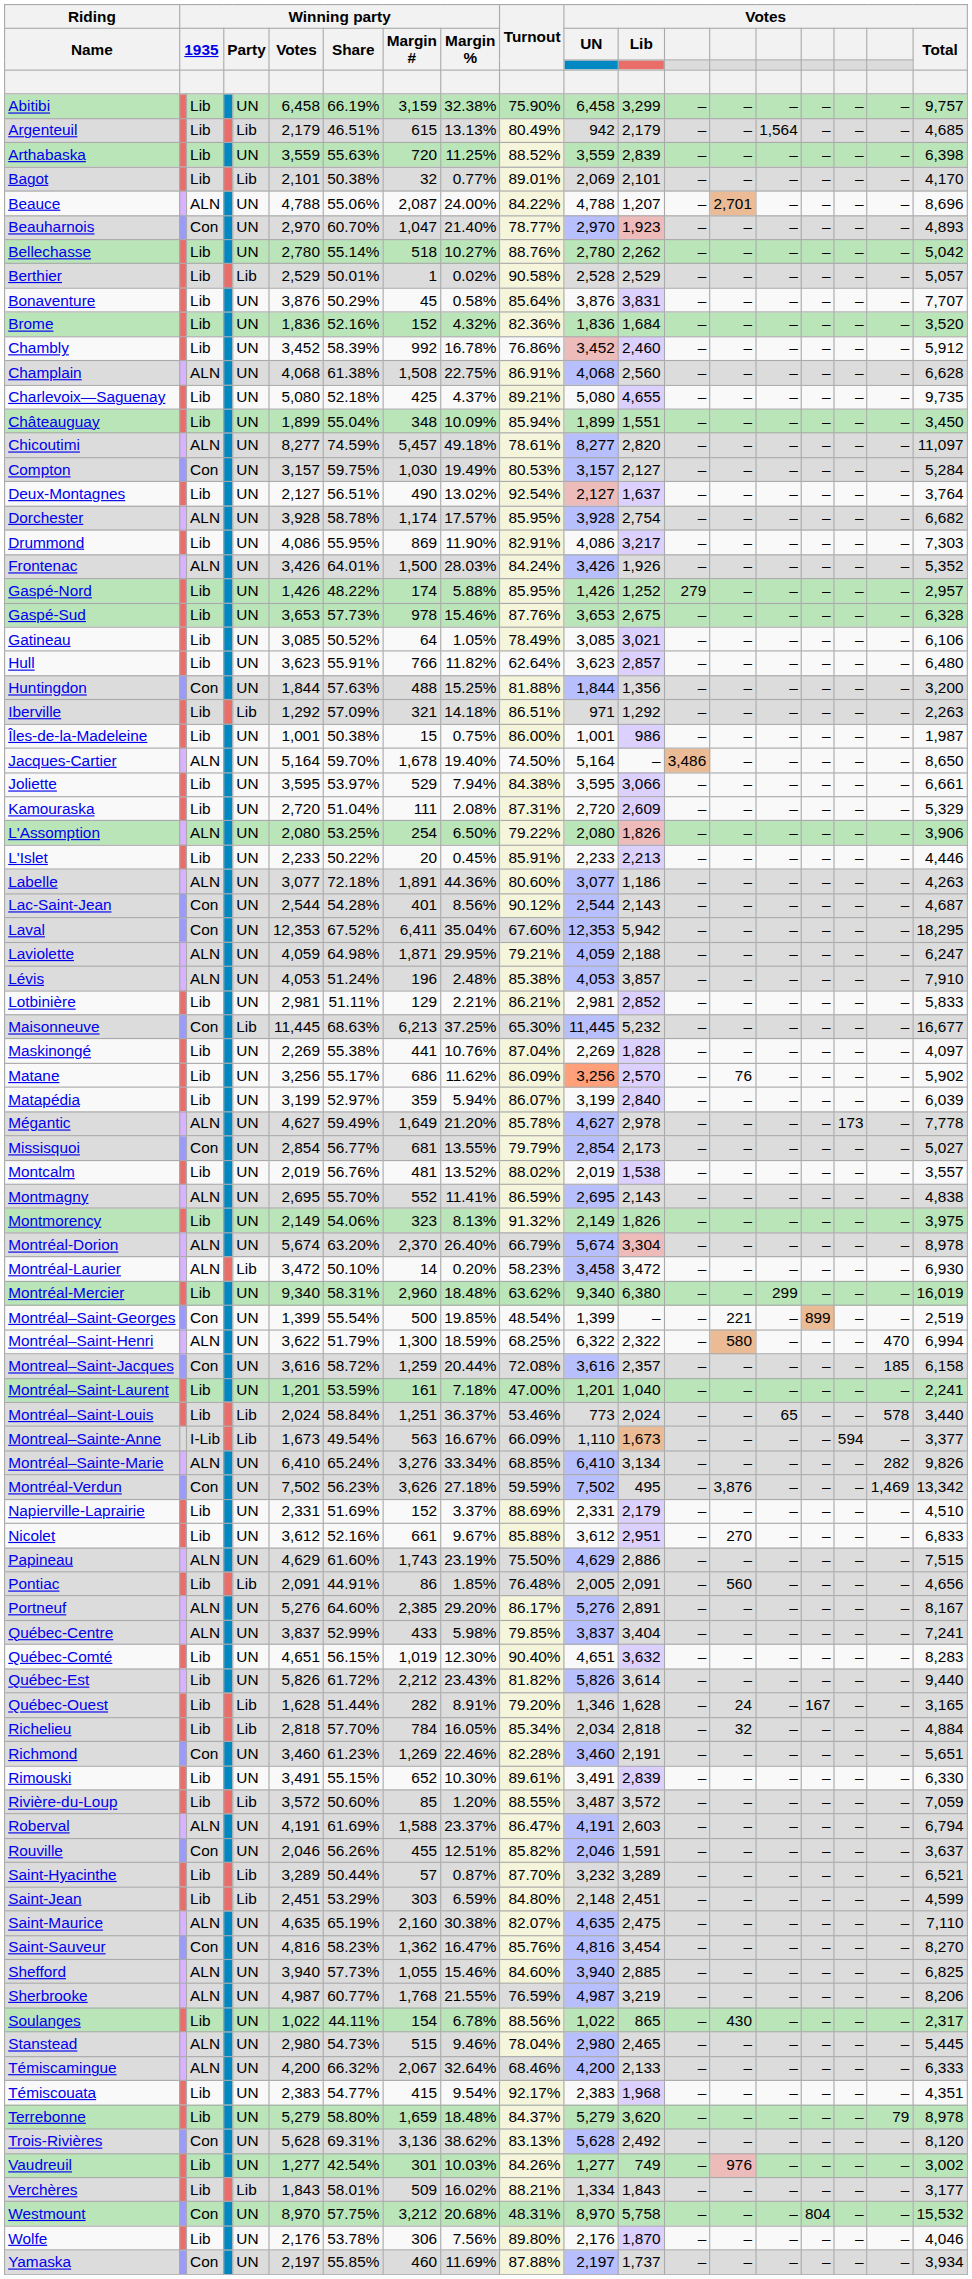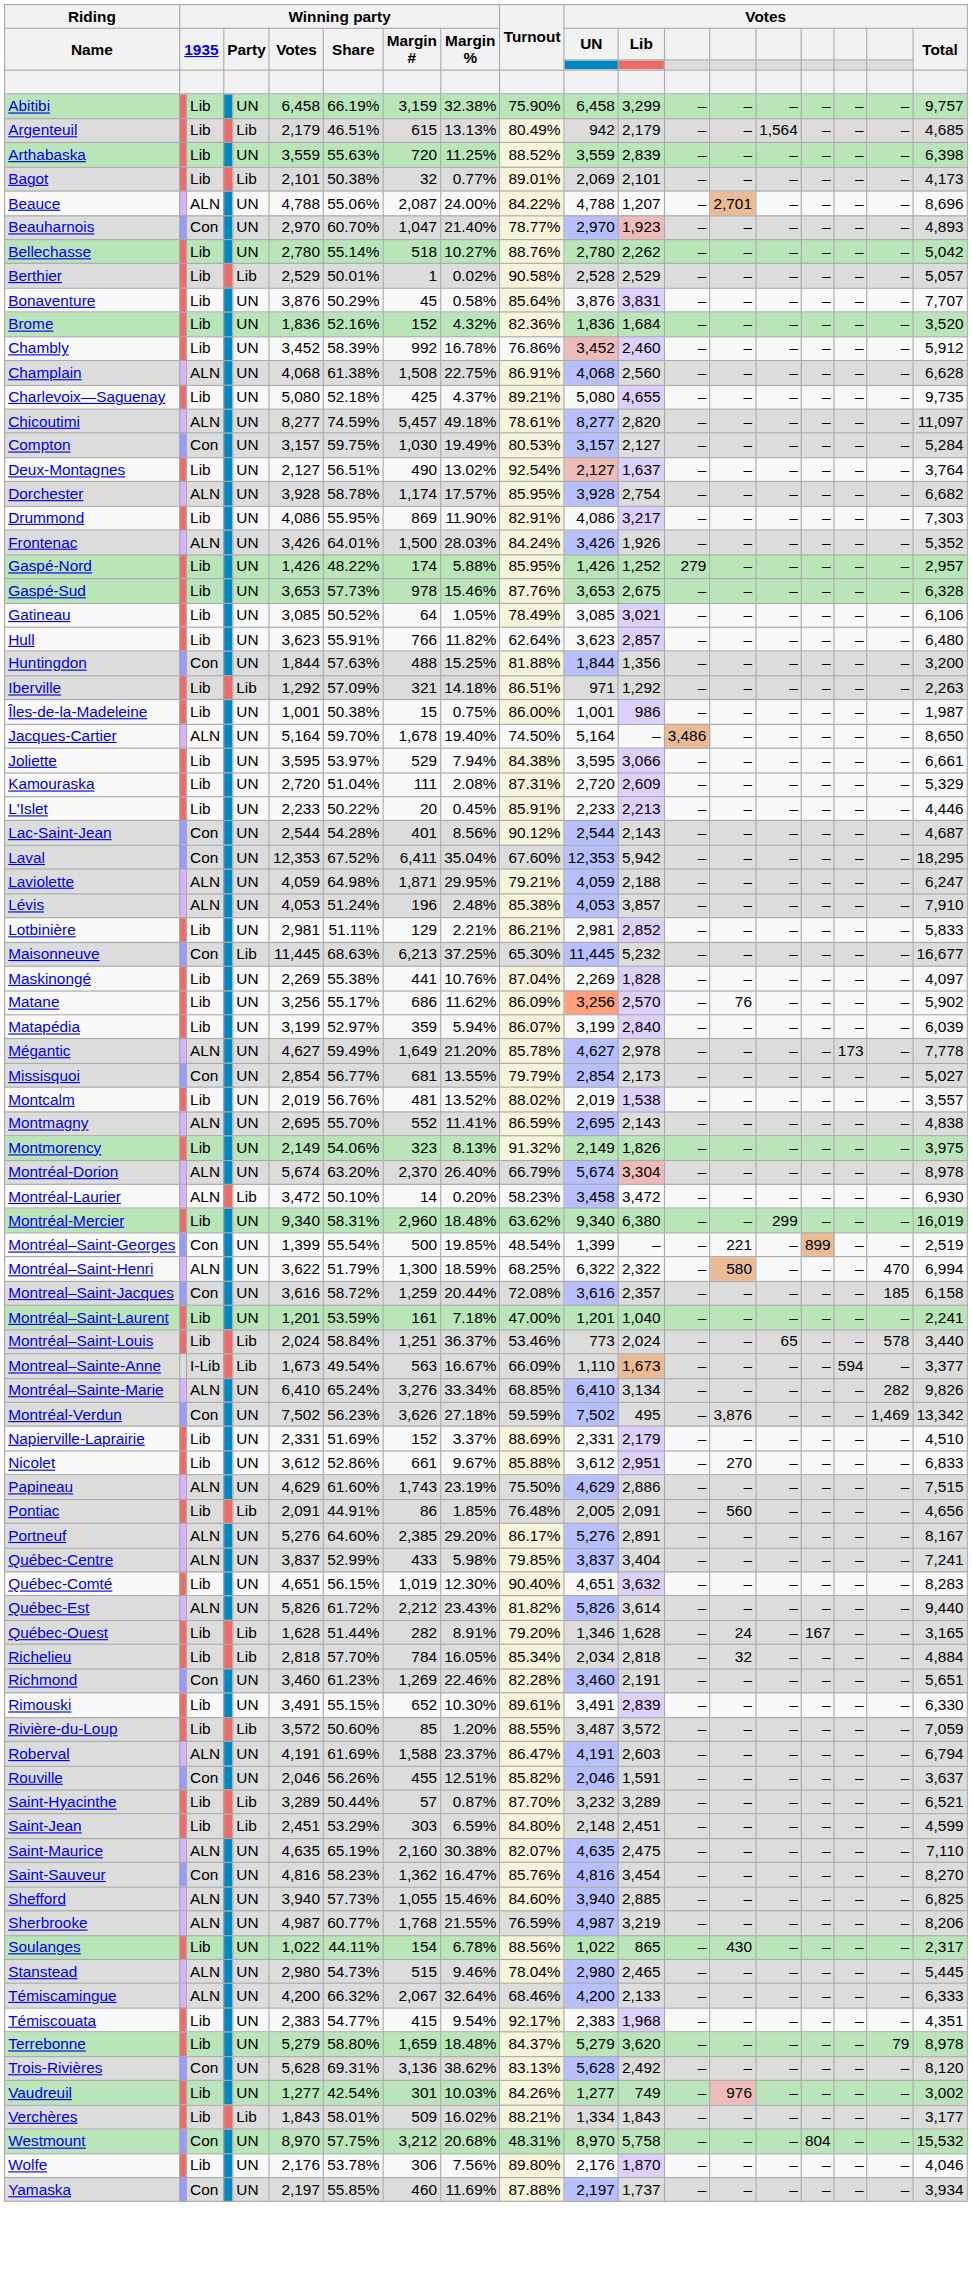(944, 179) 4,170 -> (944, 179) 4,173
- row: (54, 421)
- row: (54, 833)
- row: (33, 881)
(353, 1535) 52.16% -> (353, 1462) 52.86%
(200, 1680) Lib -> (205, 1608) ALN
